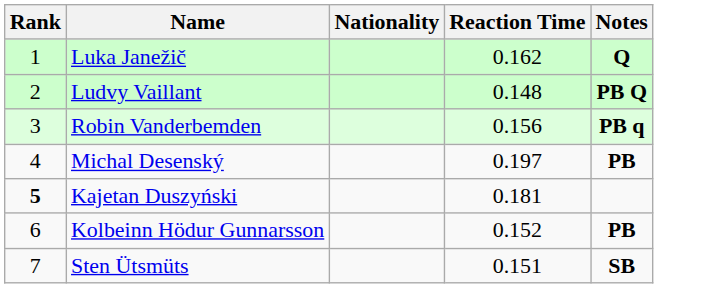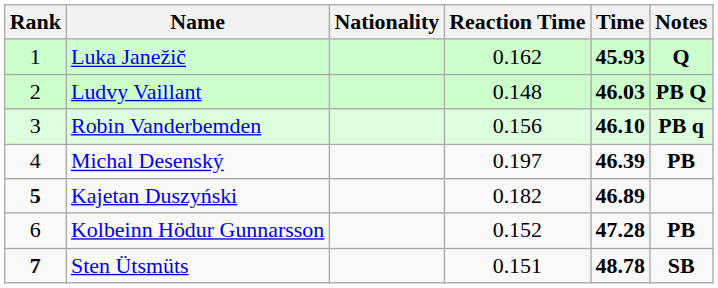+ column: (620, 21)
(517, 195) 0.181 -> (517, 195) 0.182
(35, 265) normal -> (35, 265) bold
